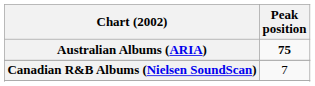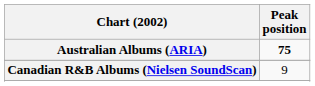(285, 70) 7 -> (285, 70) 9
